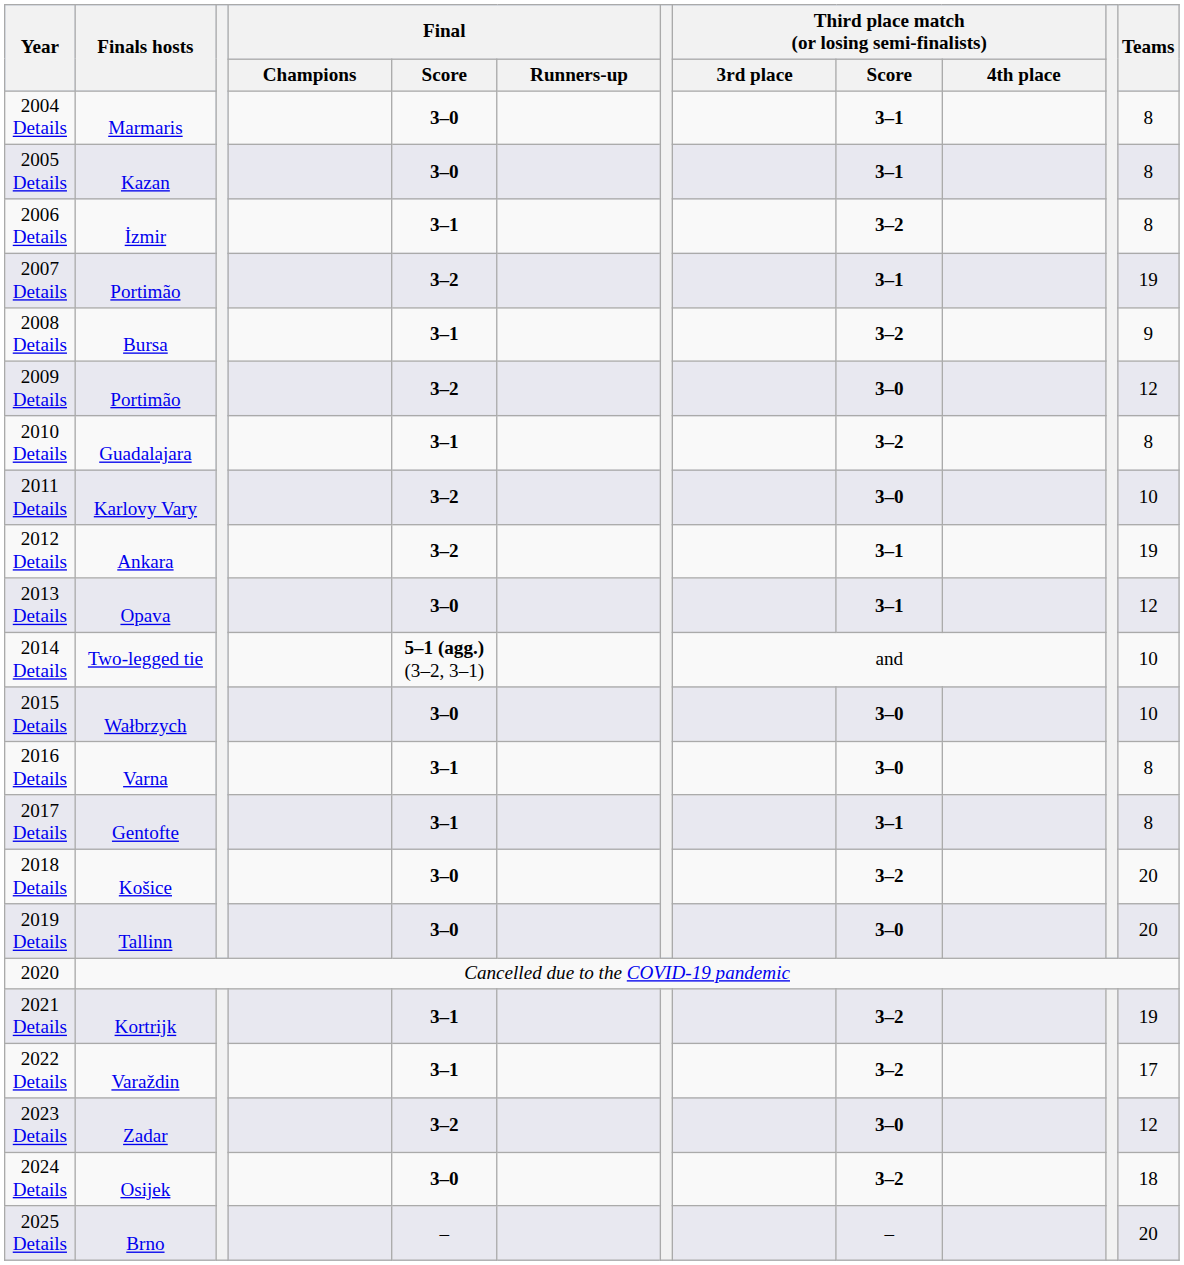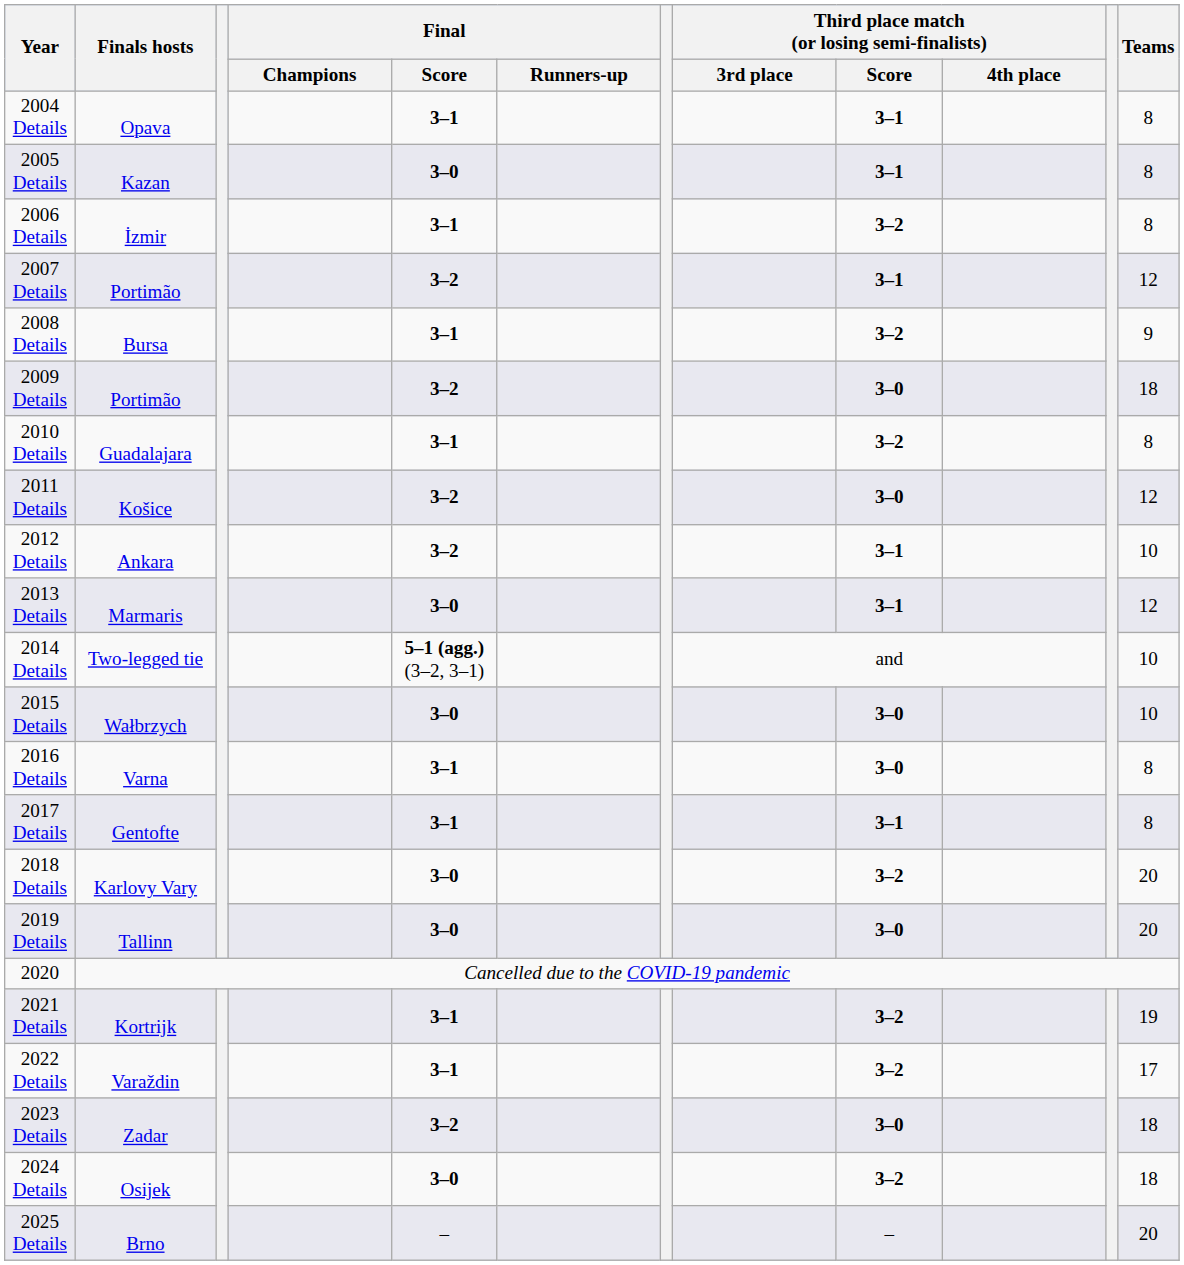(145, 129) Marmaris -> (145, 129) Opava
(444, 117) 3–0 -> (444, 117) 3–1
(1148, 280) 19 -> (1148, 280) 12
(1148, 388) 12 -> (1148, 388) 18
(145, 508) Karlovy Vary -> (145, 508) Košice
(1148, 497) 10 -> (1148, 497) 12
(1148, 551) 19 -> (1148, 551) 10
(145, 616) Opava -> (145, 616) Marmaris
(145, 887) Košice -> (145, 887) Karlovy Vary
(1148, 1124) 12 -> (1148, 1124) 18
